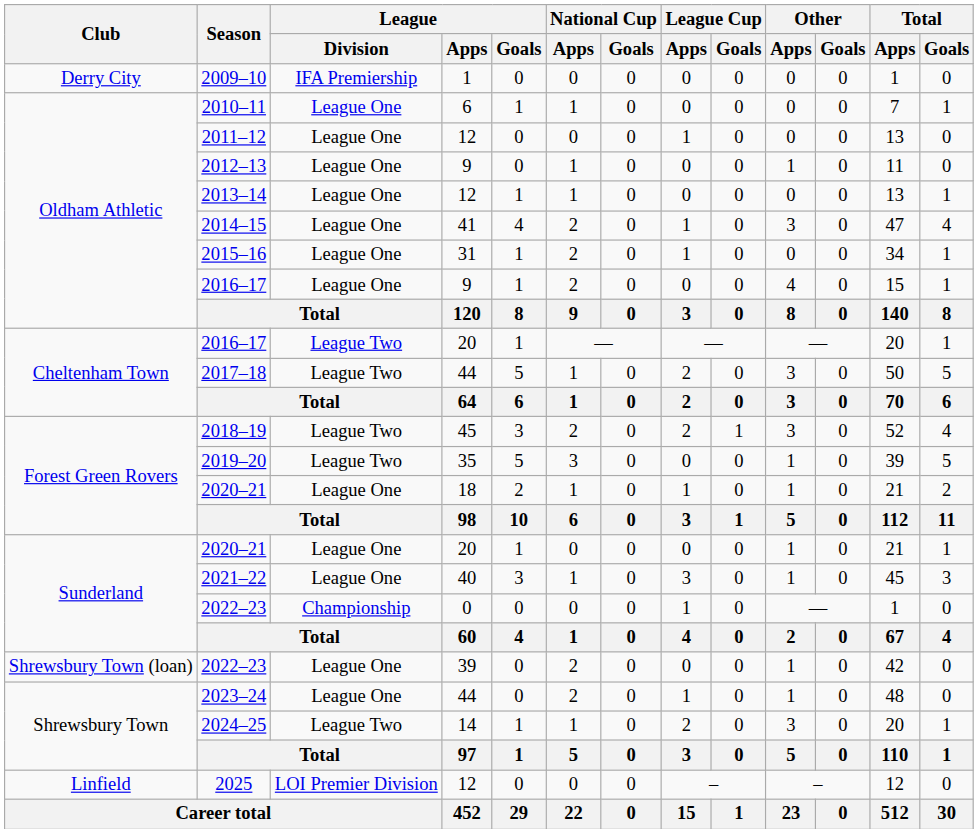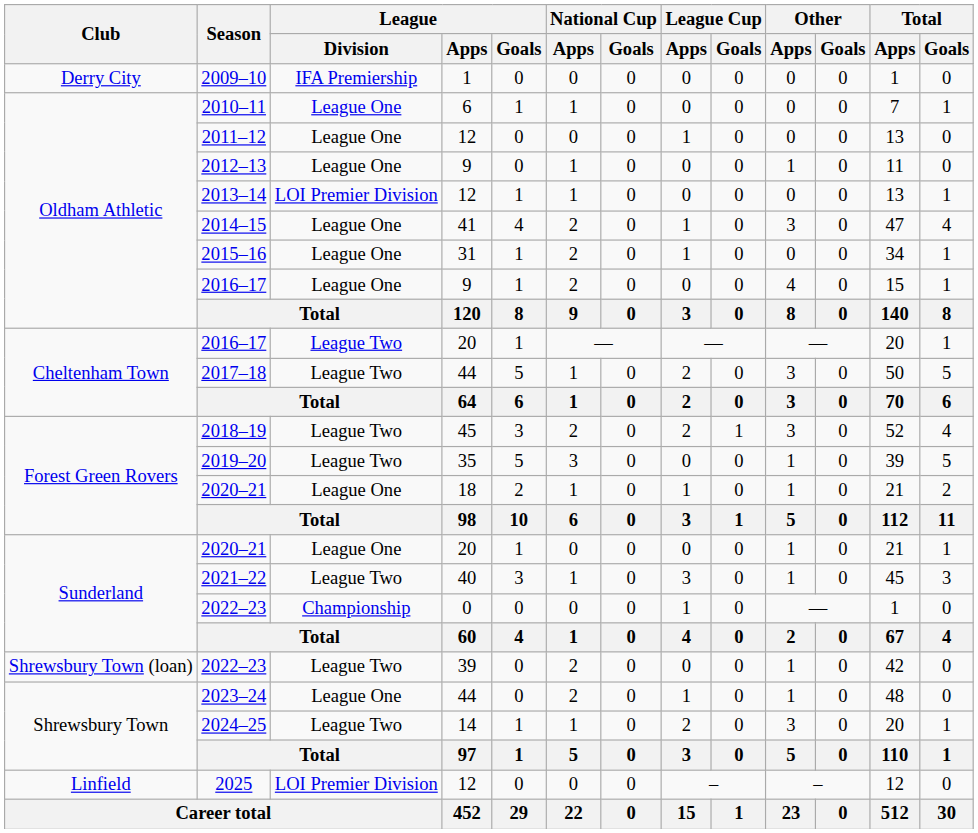(356, 195) League One -> (356, 195) LOI Premier Division
(356, 578) League One -> (356, 578) League Two
(356, 666) League One -> (356, 666) League Two
